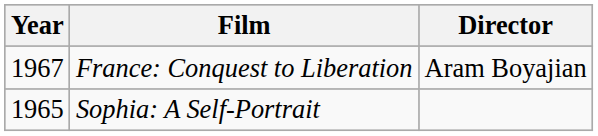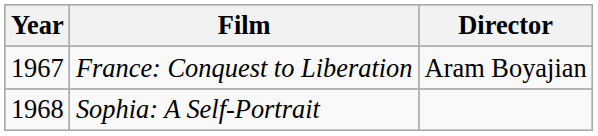(37, 109) 1965 -> (37, 109) 1968
